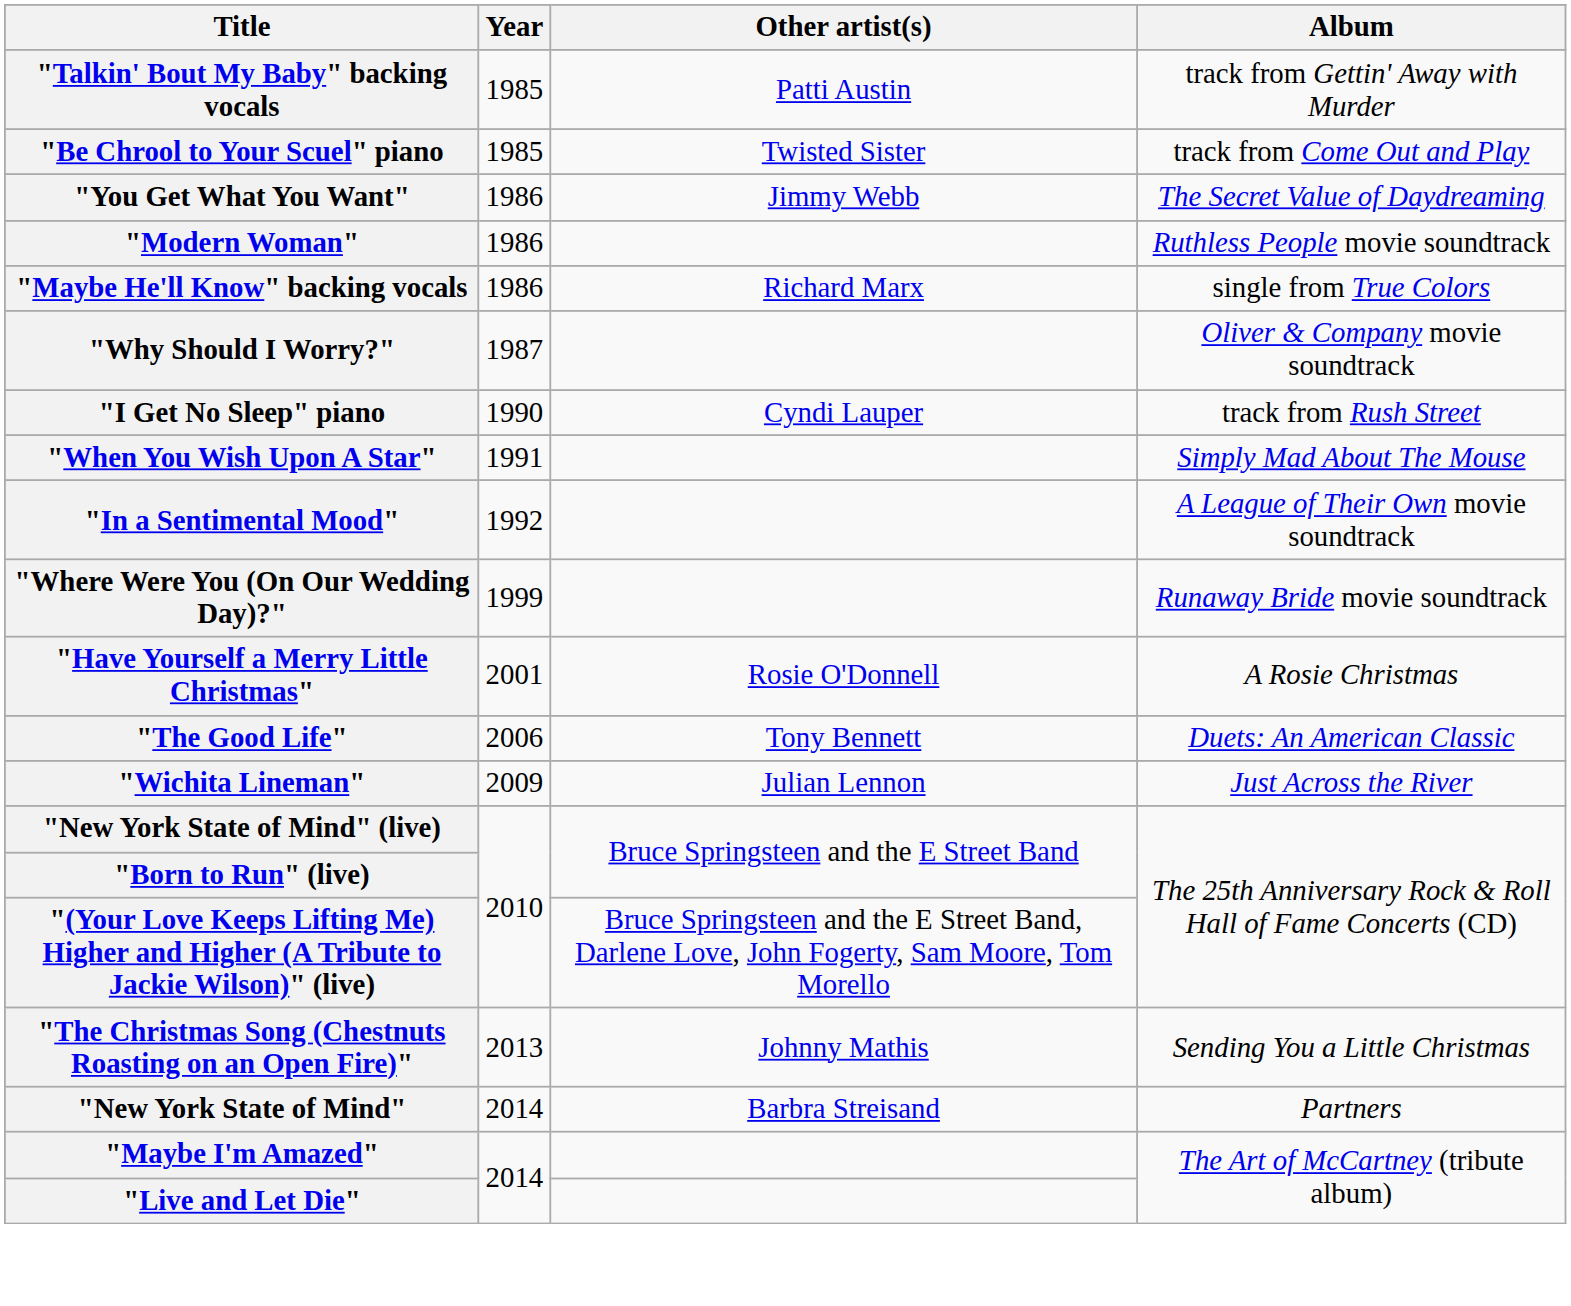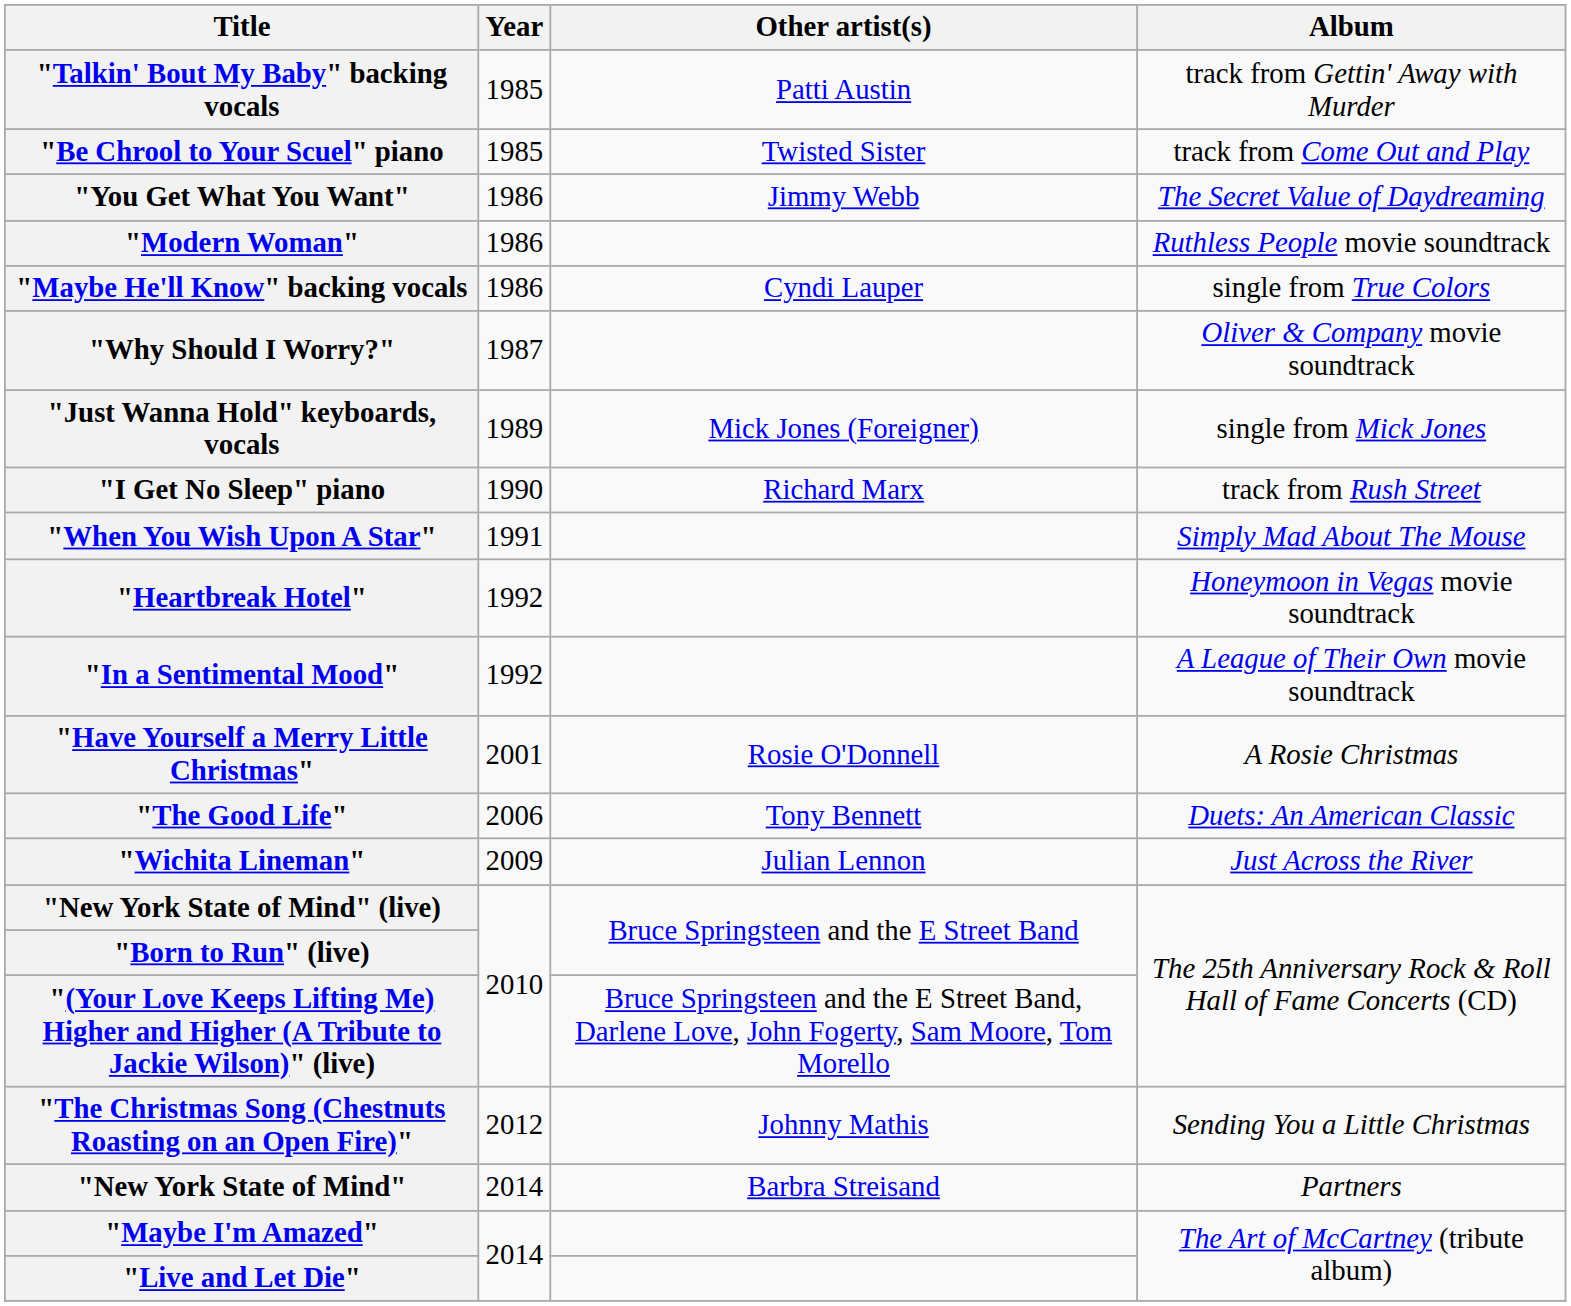(844, 288) Richard Marx -> (844, 288) Cyndi Lauper
+ row: (242, 428)
(844, 411) Cyndi Lauper -> (844, 489) Richard Marx
+ row: (242, 597)
- row: (242, 597)
(514, 1046) 2013 -> (514, 1124) 2012
